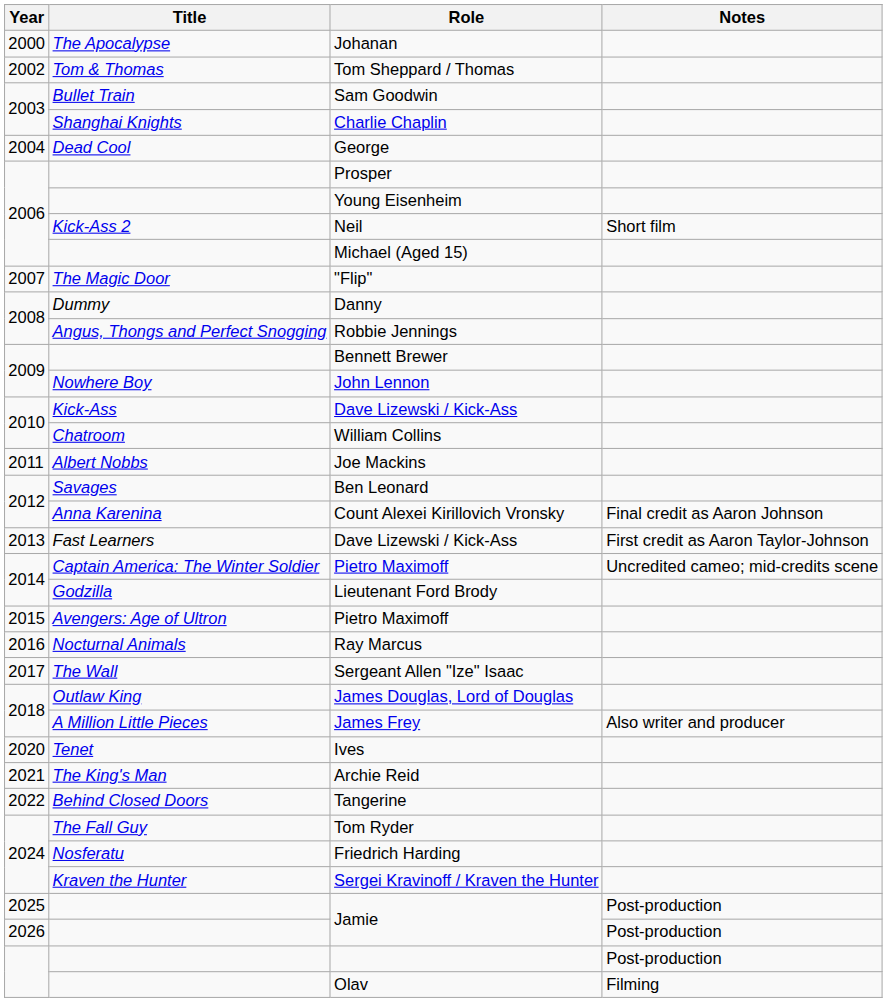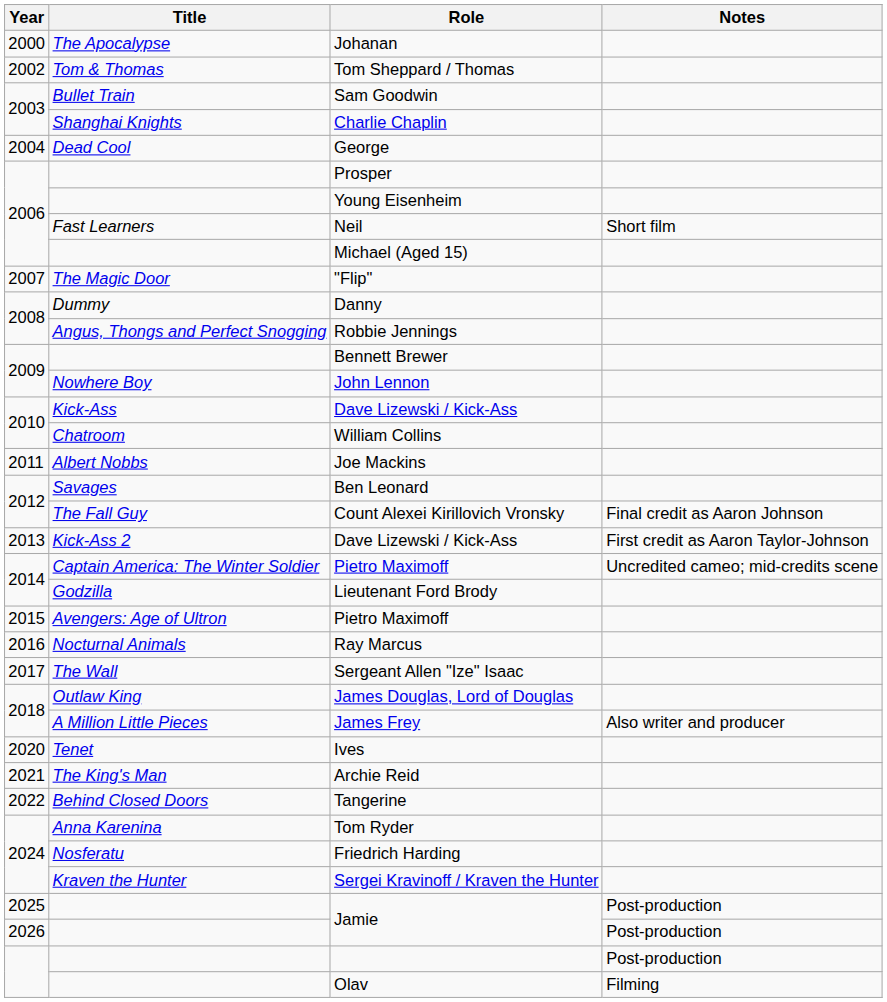(91, 226) Kick-Ass 2 -> (103, 226) Fast Learners
(107, 514) Anna Karenina -> (100, 514) The Fall Guy
(103, 540) Fast Learners -> (91, 540) Kick-Ass 2
(100, 827) The Fall Guy -> (107, 827) Anna Karenina
